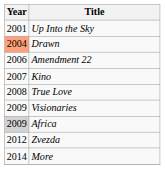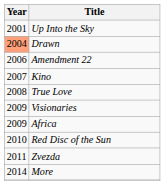(17, 124) lightgrey background -> (17, 124) no background
+ row: (71, 140)
(17, 140) 2012 -> (17, 156) 2011
